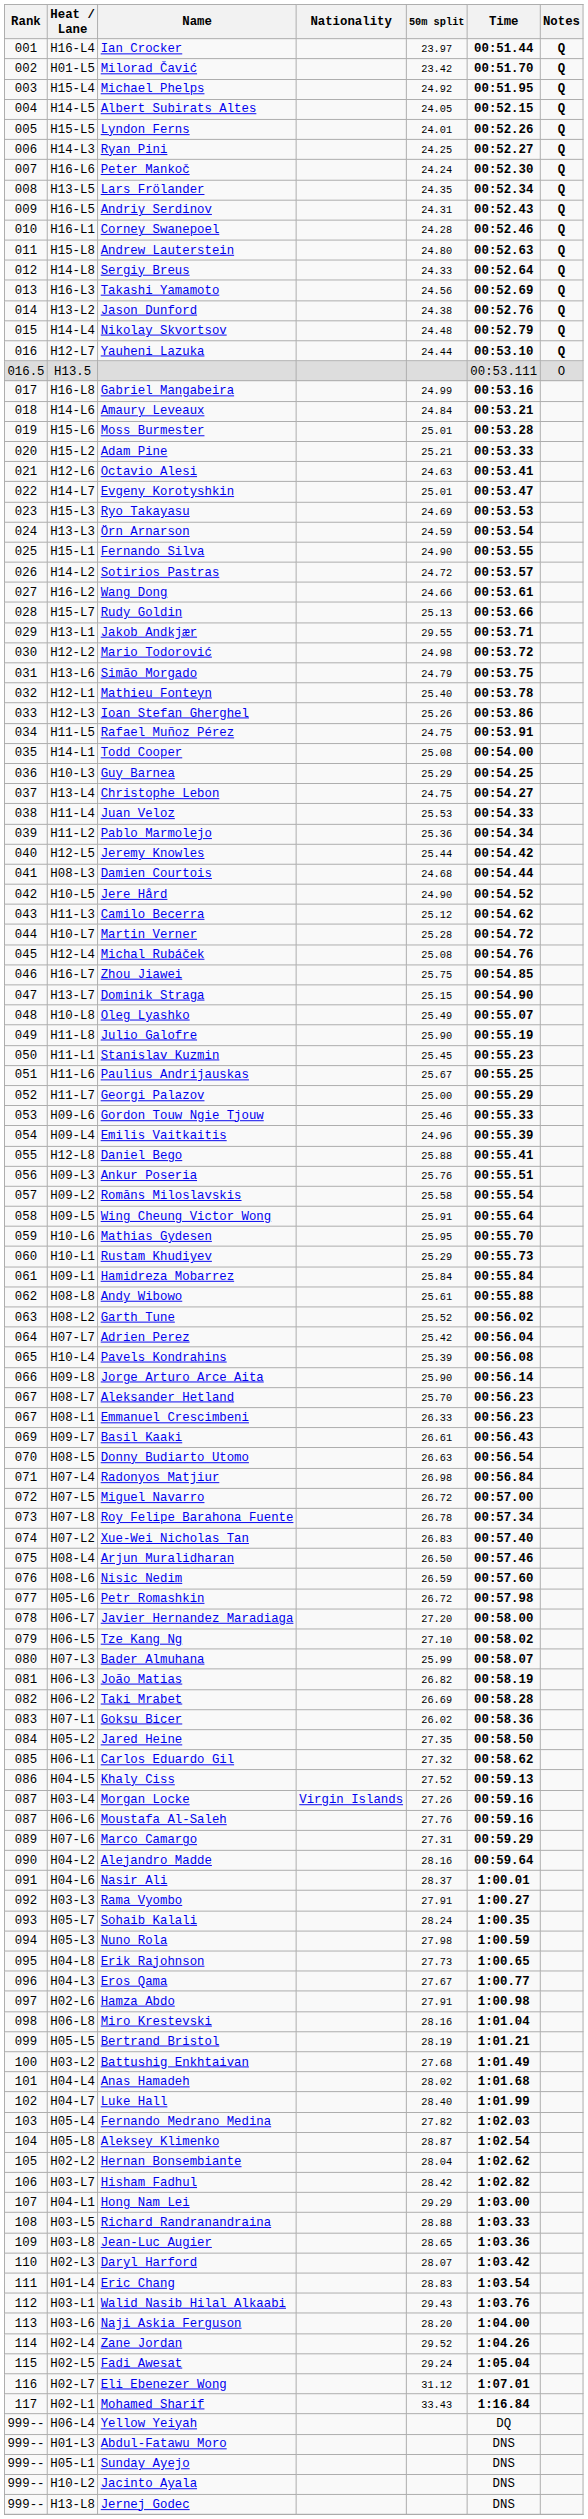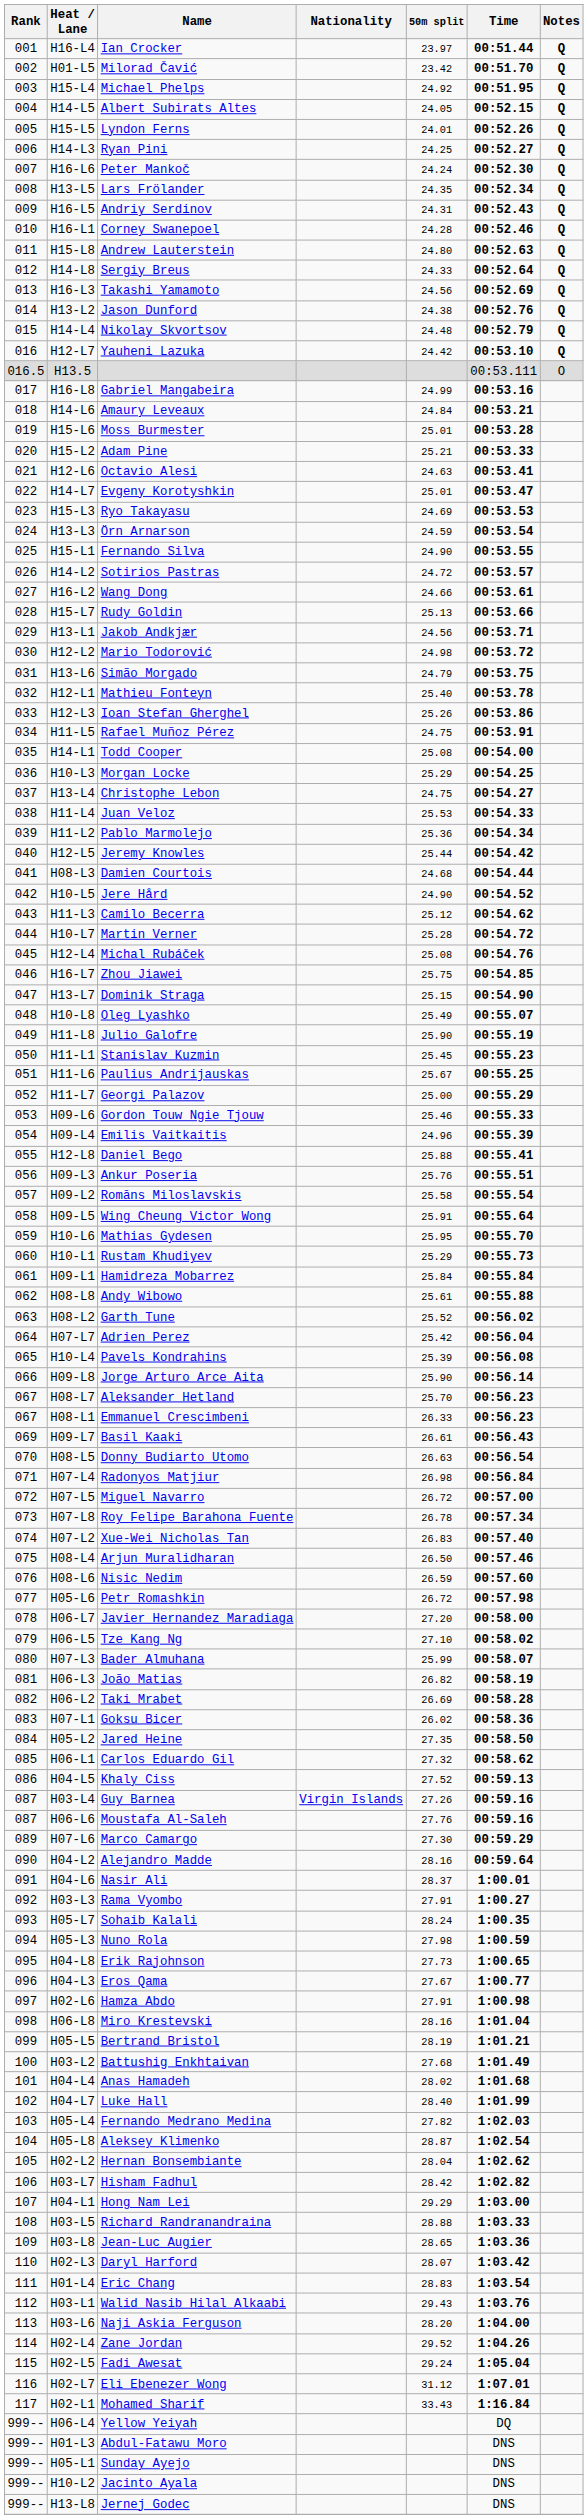(437, 351) 24.44 -> (437, 351) 24.42
(437, 633) 29.55 -> (437, 633) 24.56
(138, 774) Guy Barnea -> (145, 774) Morgan Locke
(145, 1800) Morgan Locke -> (138, 1800) Guy Barnea
(437, 1841) 27.31 -> (437, 1841) 27.30
